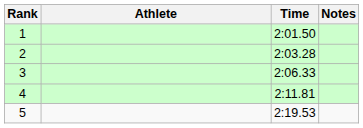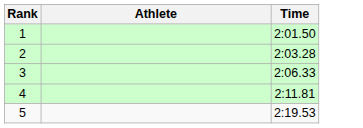- column: (339, 14)
